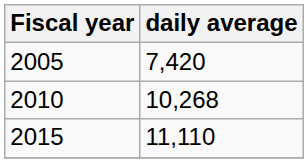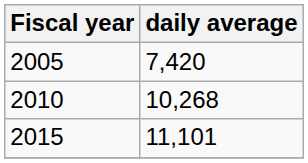(180, 137) 11,110 -> (181, 137) 11,101
